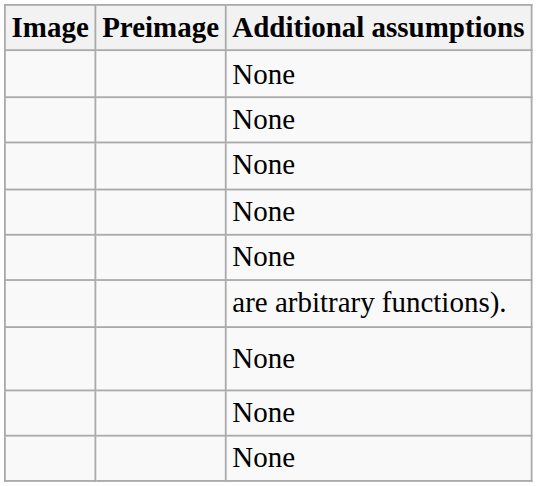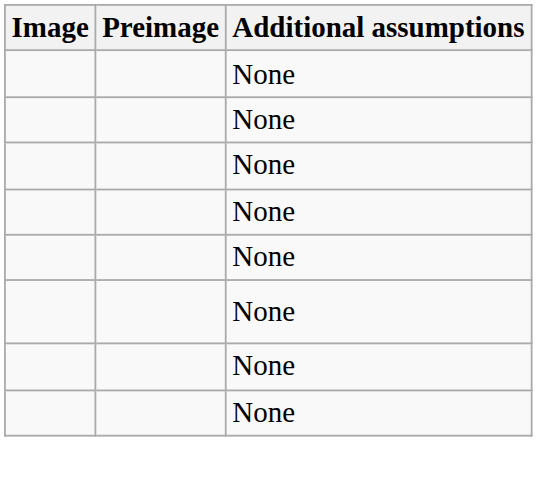- row: (50, 303)
